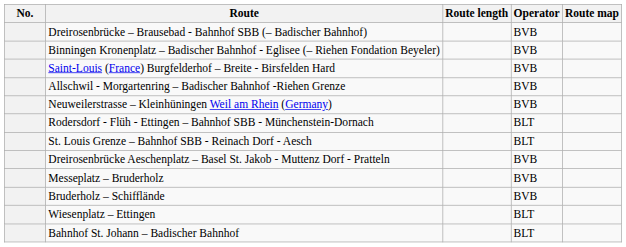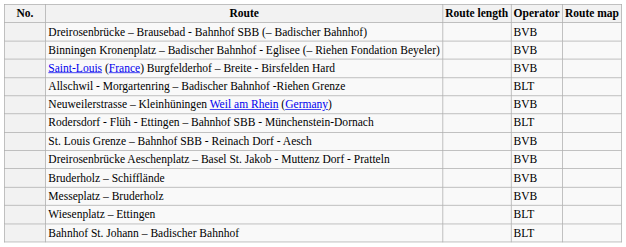(525, 86) BVB -> (524, 86) BLT
(524, 141) BLT -> (525, 141) BVB
rows swapped: (106, 178) <-> (106, 196)
